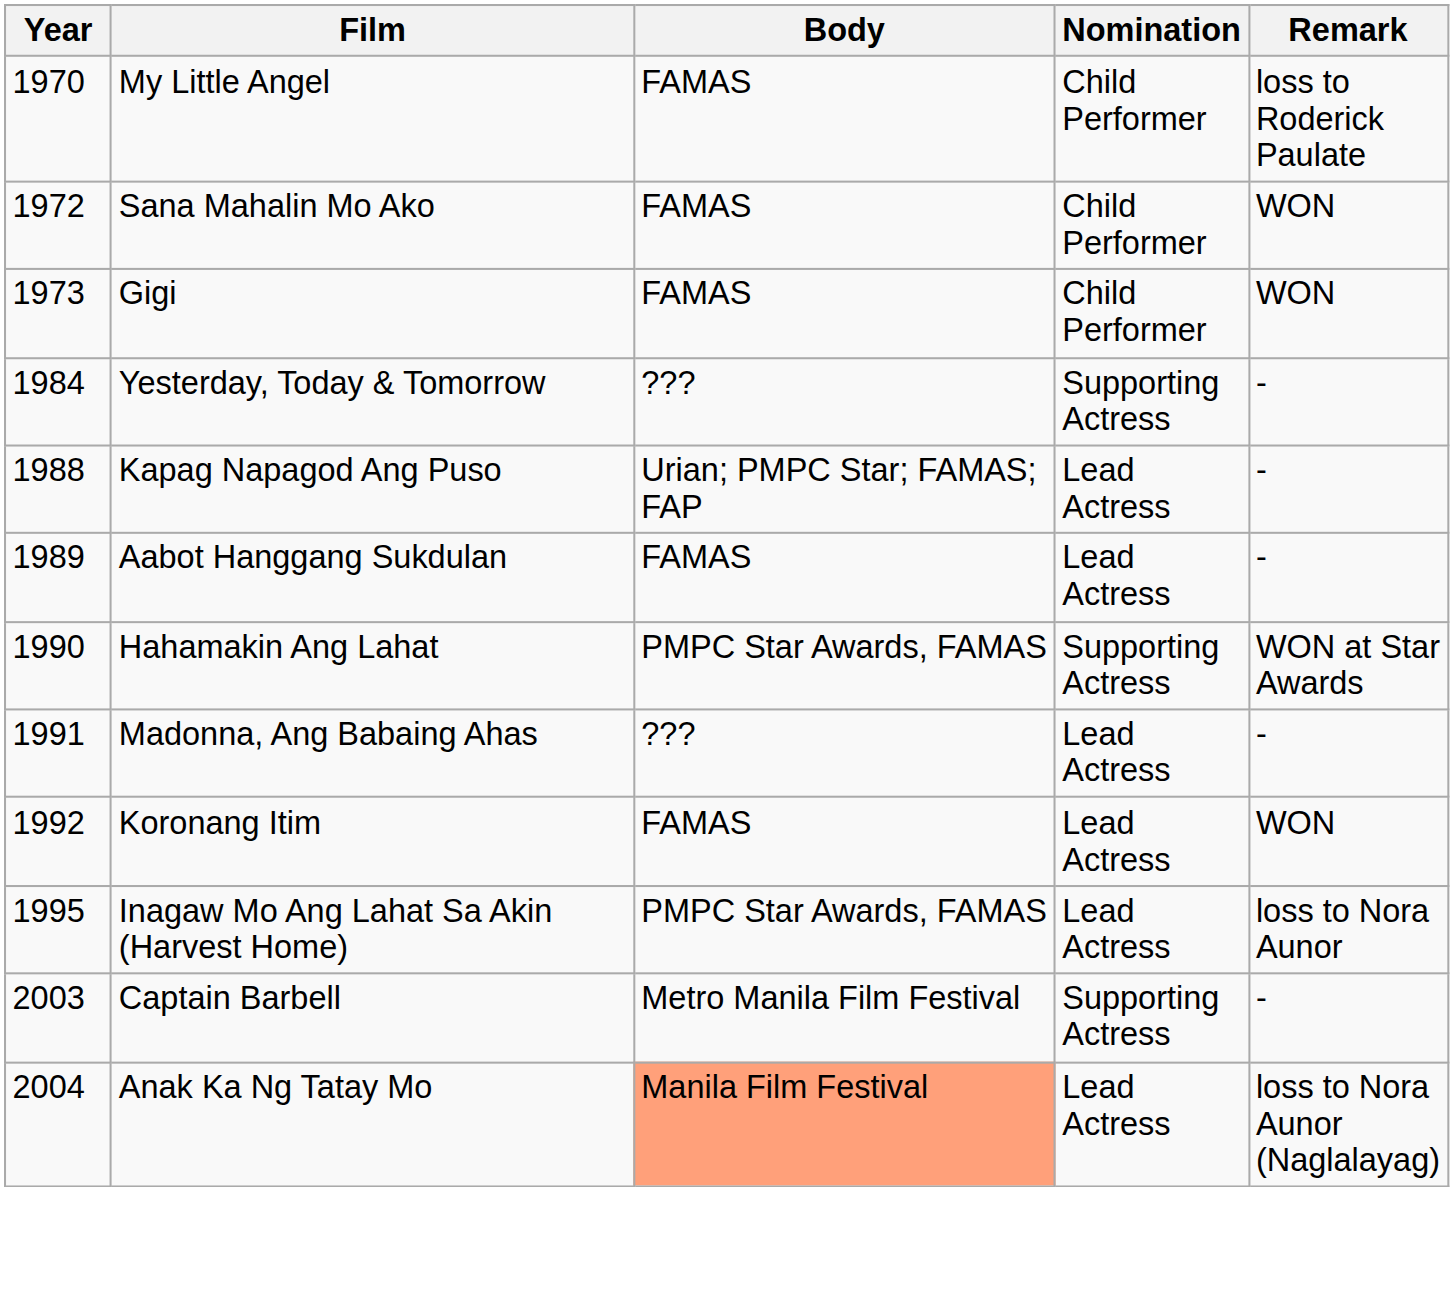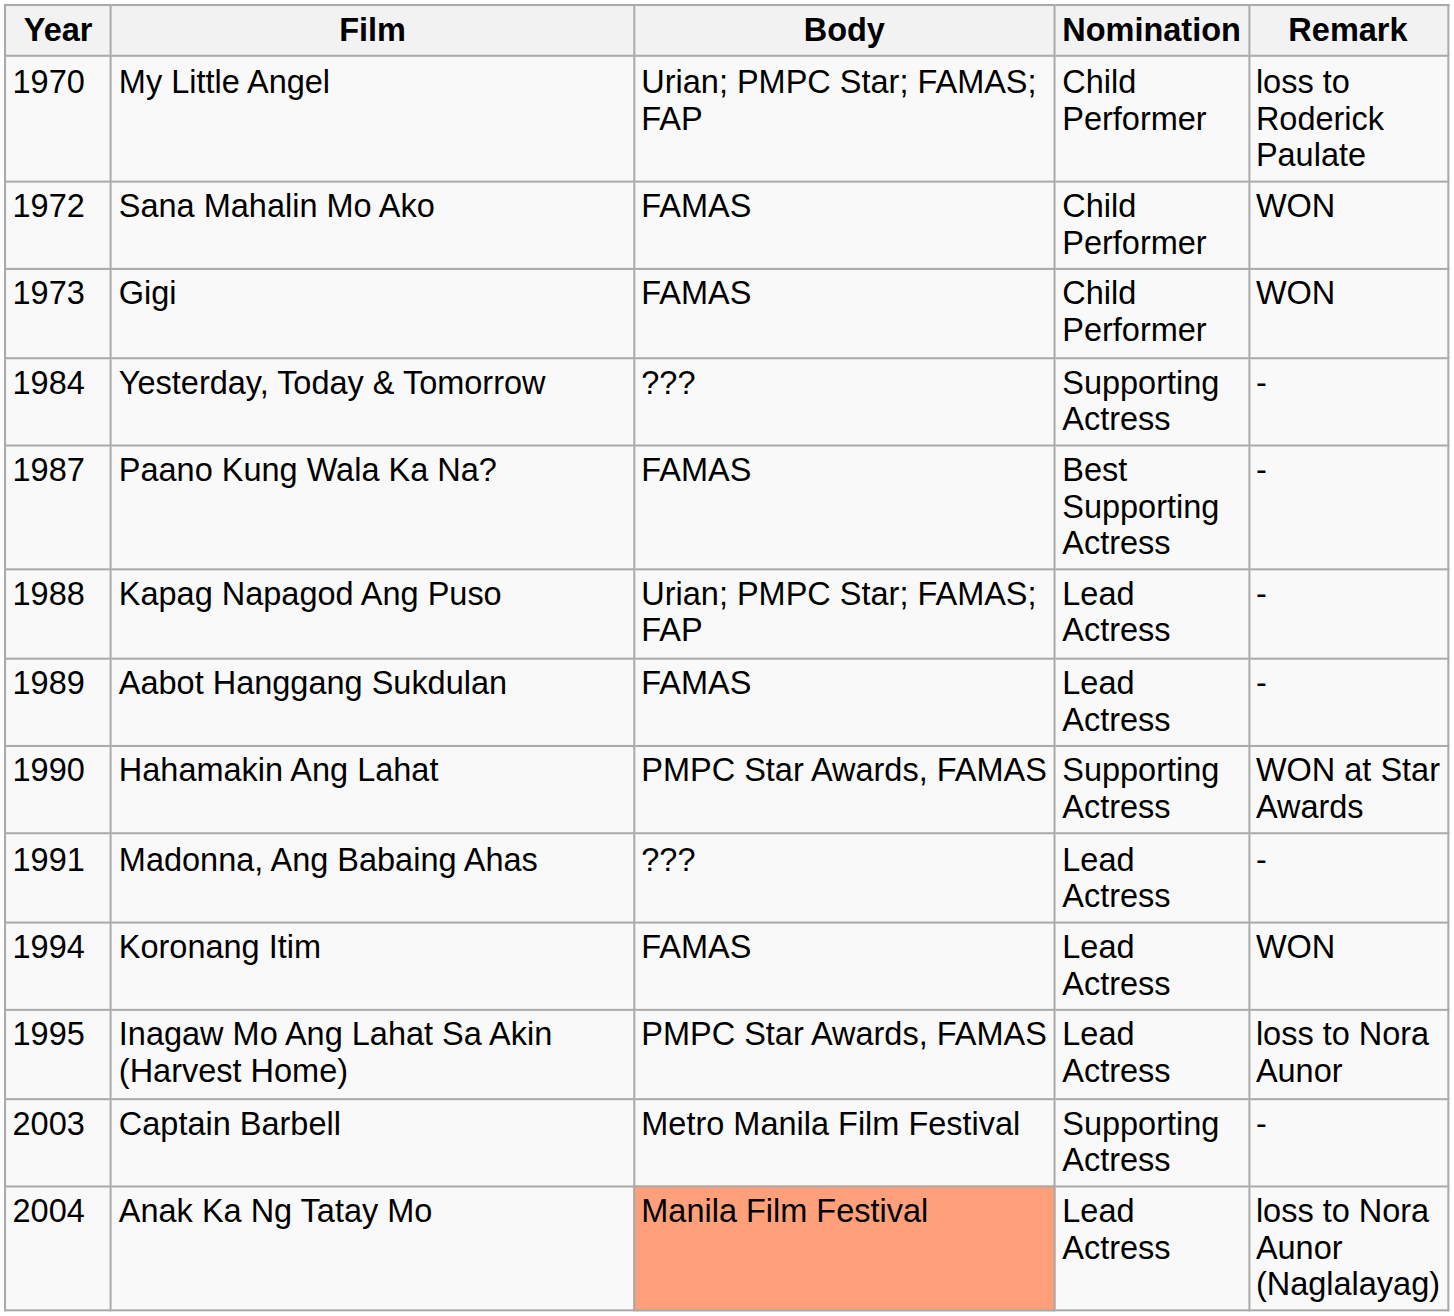(696, 81) FAMAS -> (839, 100) Urian; PMPC Star; FAMAS; FAP
+ row: (308, 470)
(49, 822) 1992 -> (49, 947) 1994
